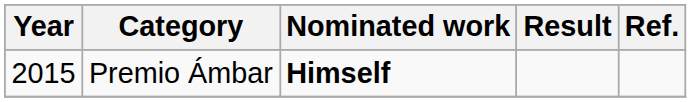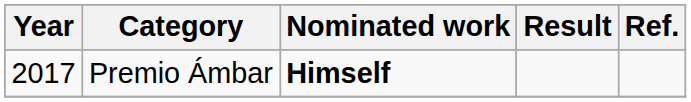(44, 73) 2015 -> (44, 73) 2017
